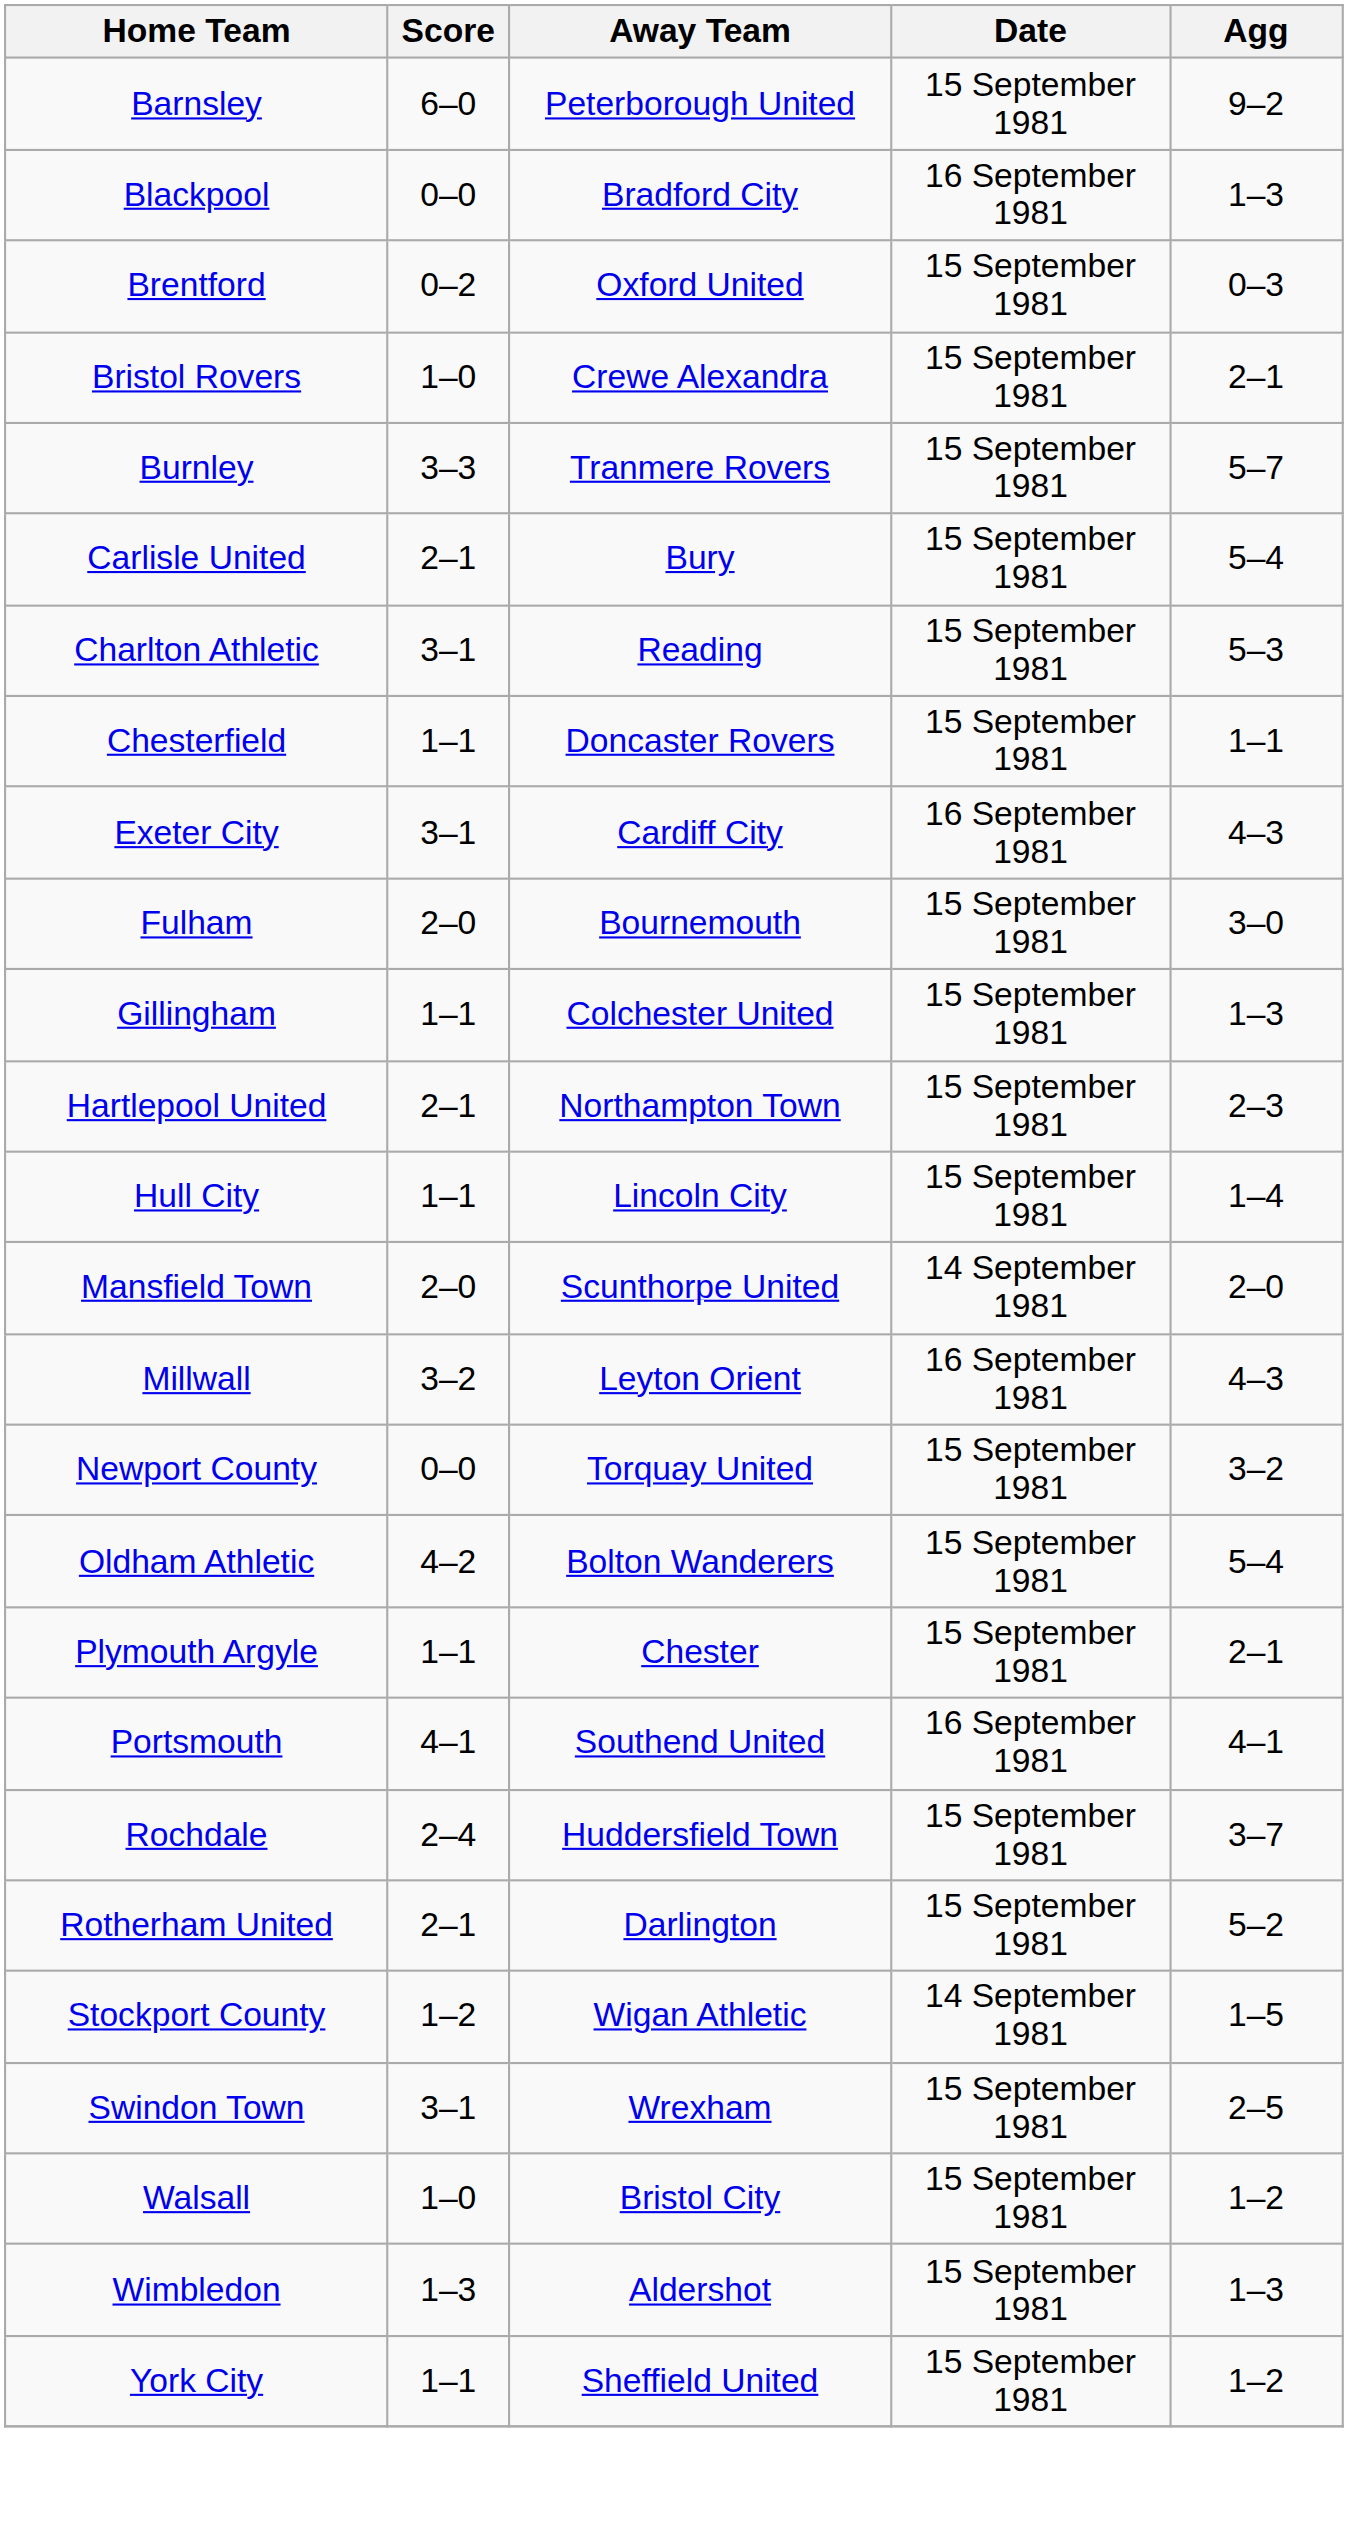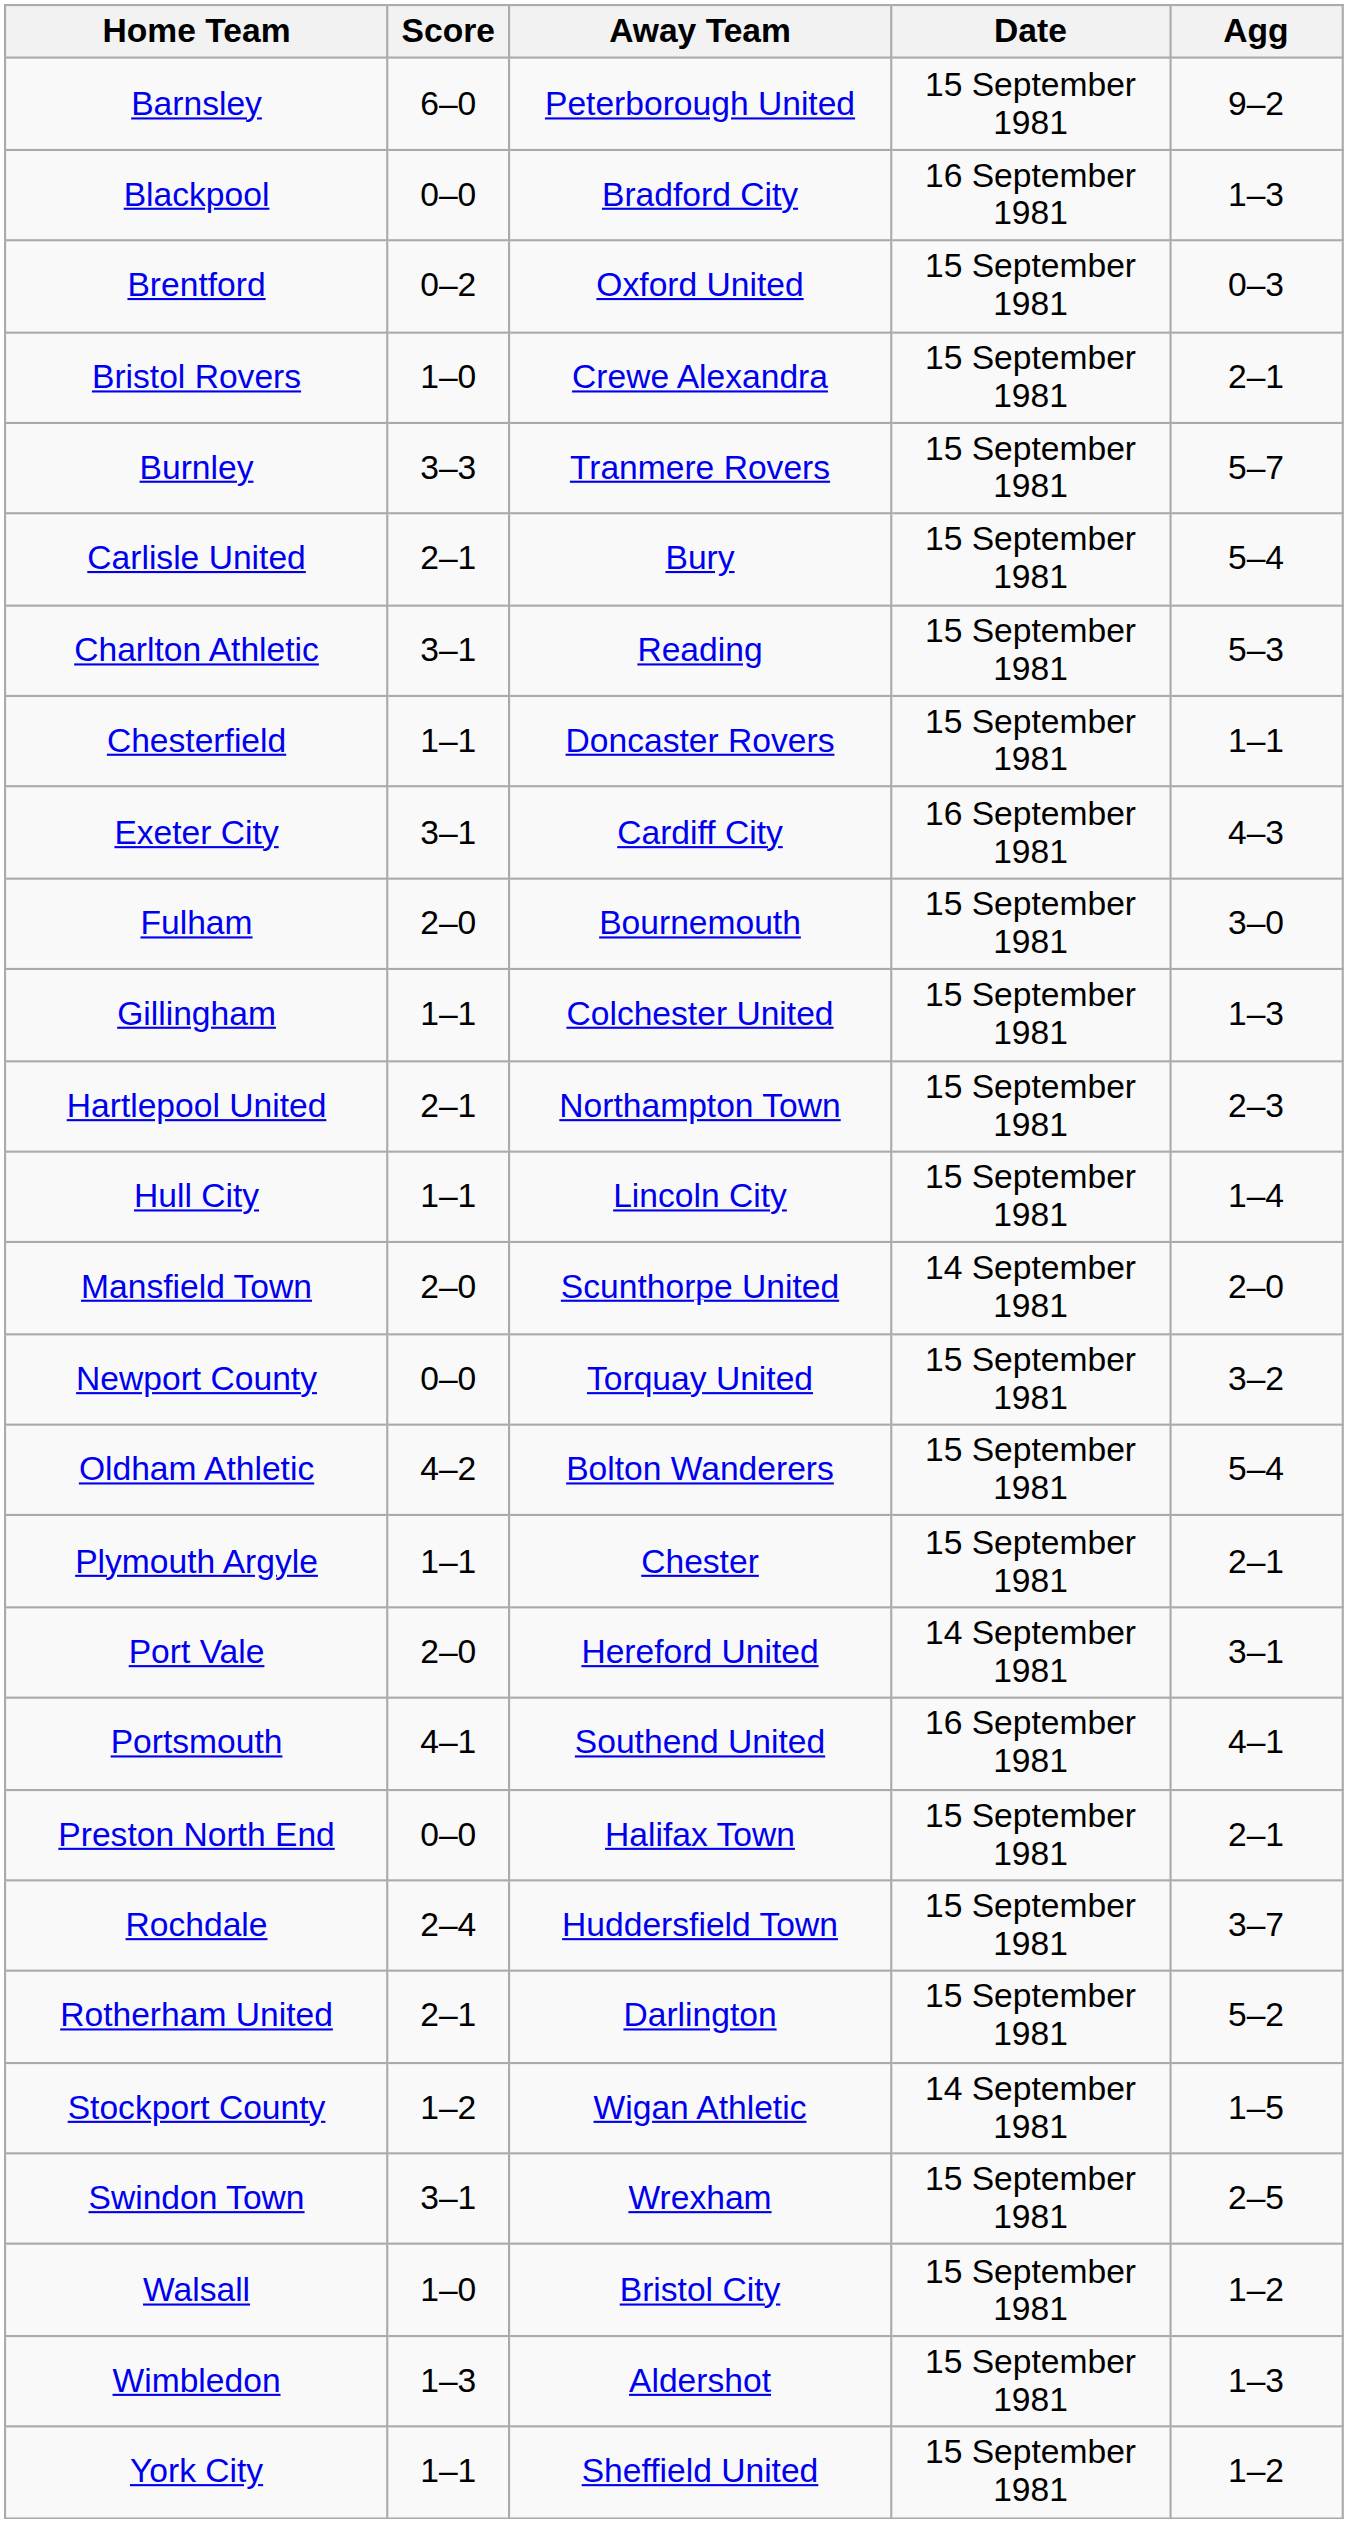- row: (197, 1378)
+ row: (197, 1651)
+ row: (197, 1833)
